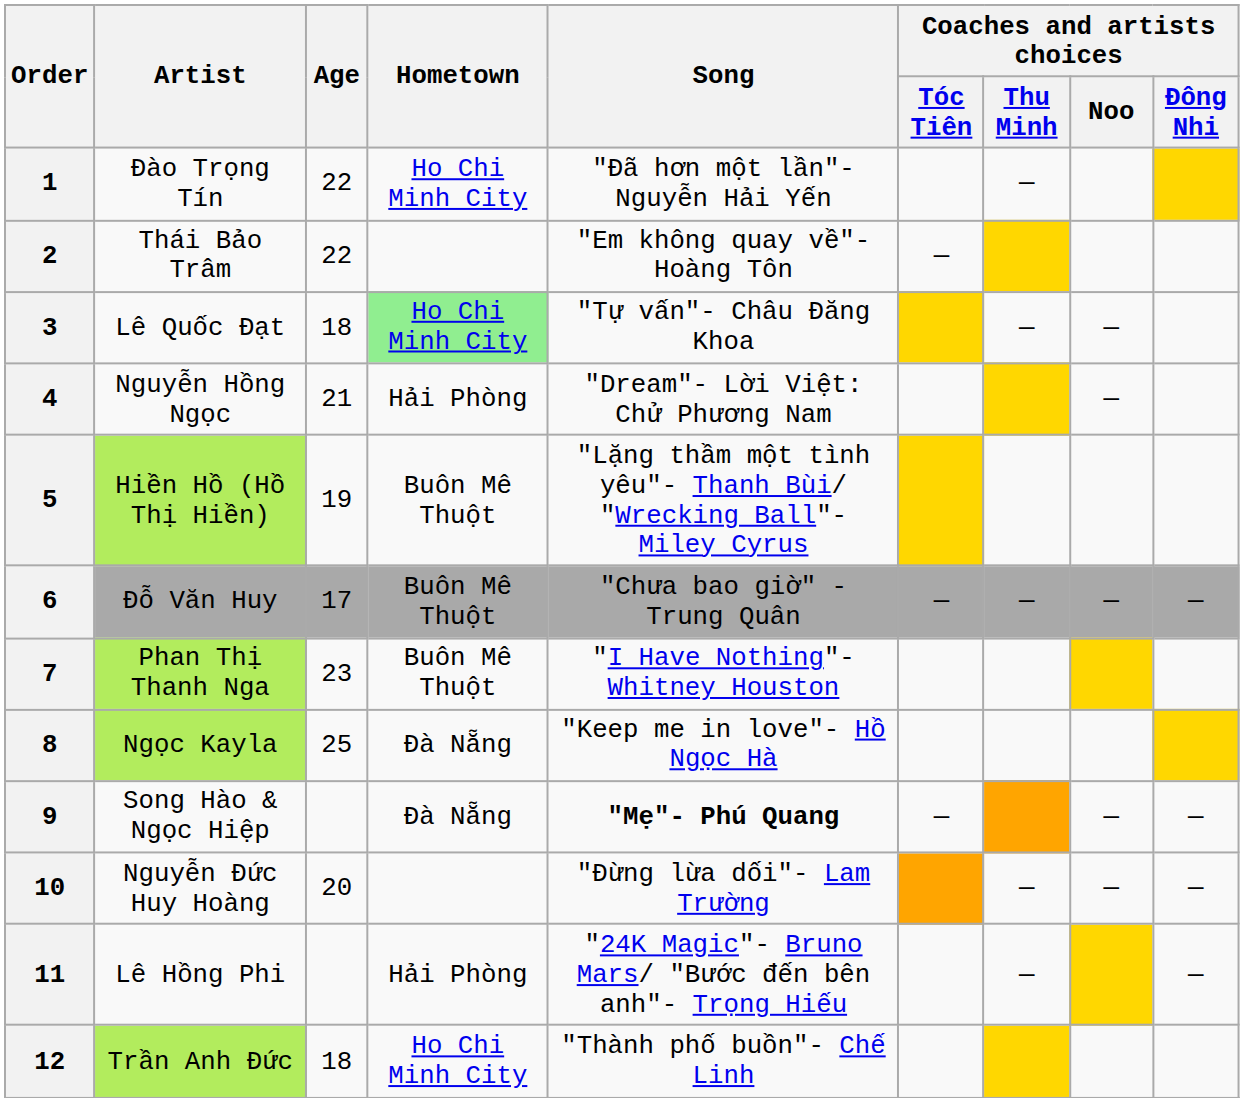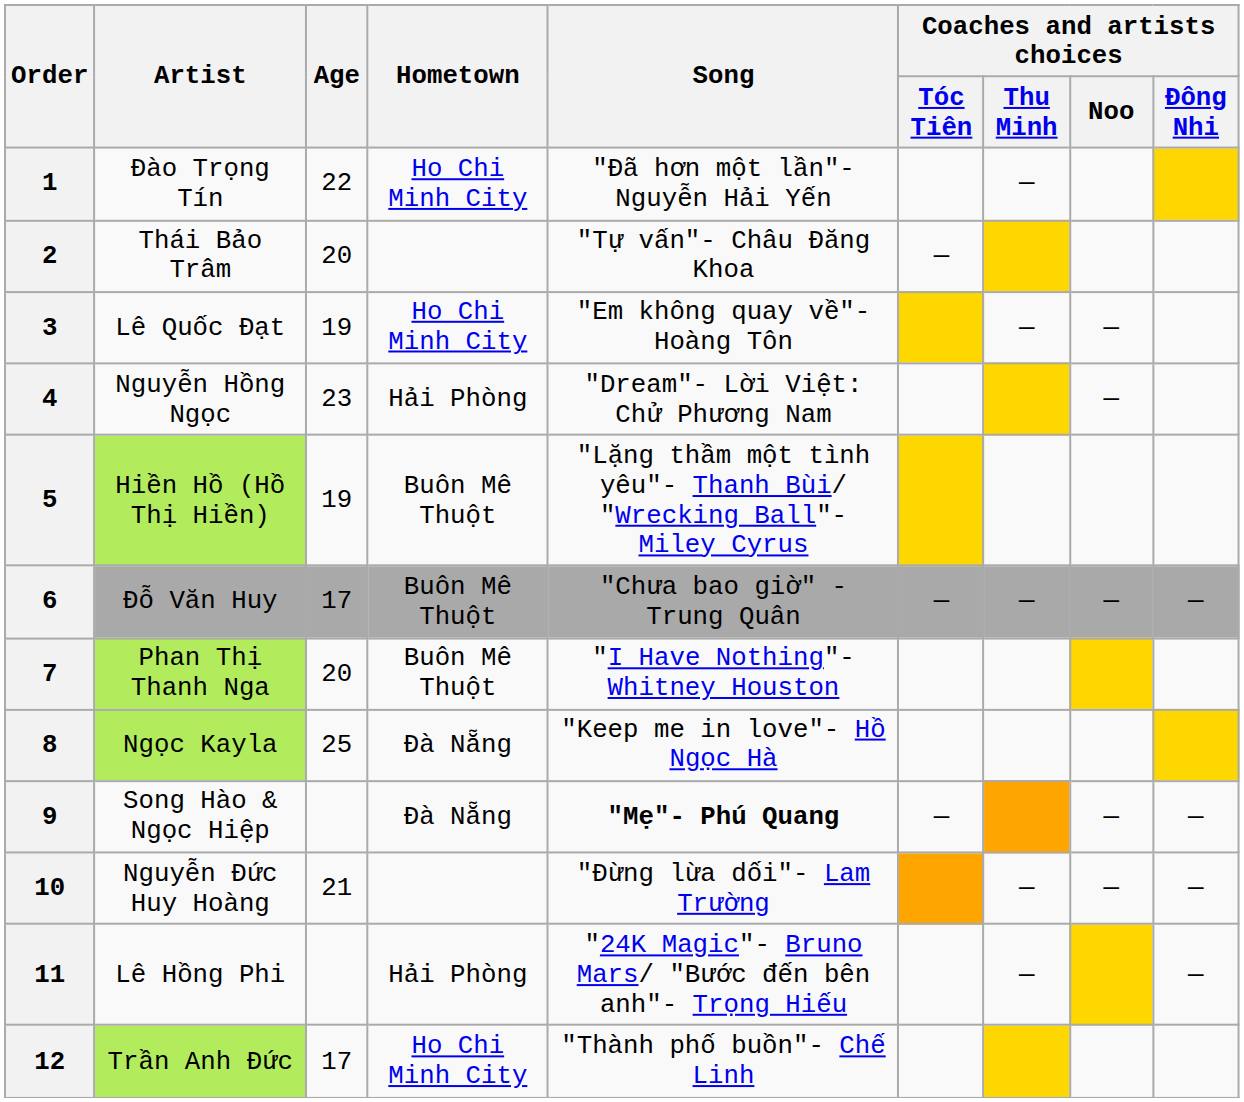(337, 256) 22 -> (337, 256) 20
(723, 256) "Em không quay về"- Hoàng Tôn -> (723, 256) "Tự vấn"- Châu Đăng Khoa
(337, 327) 18 -> (337, 327) 19
(458, 327) lightgreen background -> (458, 327) no background
(723, 327) "Tự vấn"- Châu Đăng Khoa -> (723, 327) "Em không quay về"- Hoàng Tôn
(337, 399) 21 -> (337, 399) 23
(337, 673) 23 -> (337, 673) 20
(337, 888) 20 -> (337, 888) 21
(337, 1061) 18 -> (337, 1061) 17
